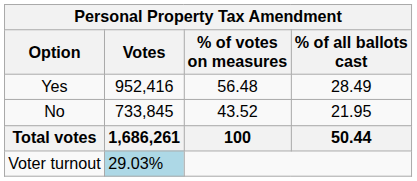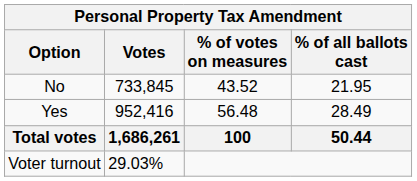rows swapped: (54, 86) <-> (54, 112)
(136, 163) lightblue background -> (136, 163) no background
